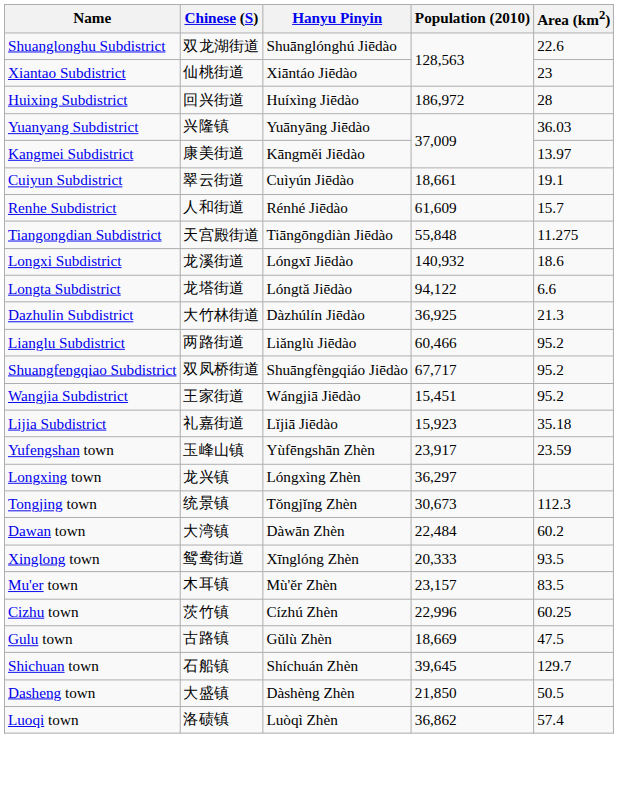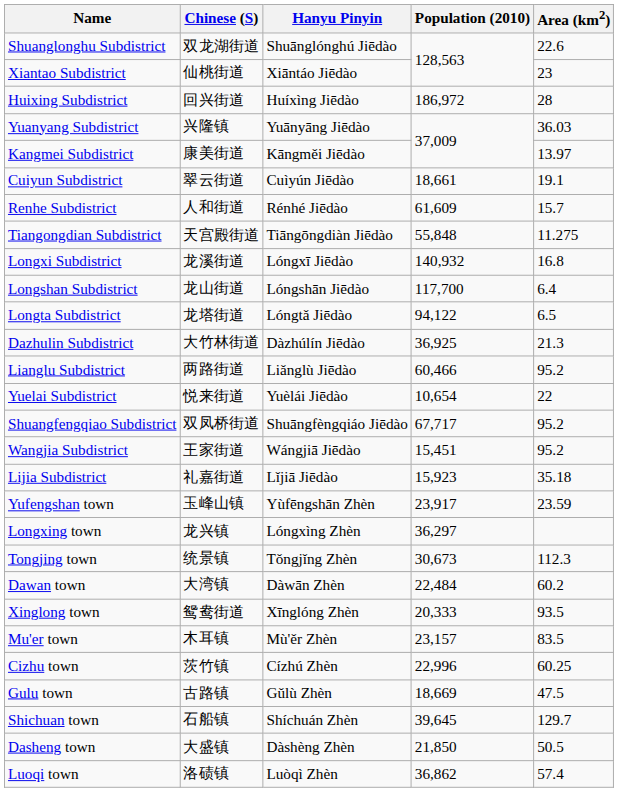(550, 261) 18.6 -> (550, 261) 16.8
+ row: (73, 288)
(547, 288) 6.6 -> (547, 315) 6.5
+ row: (62, 396)
